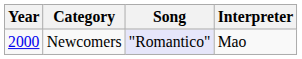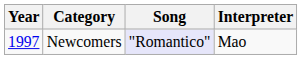(24, 41) 2000 -> (24, 41) 1997
